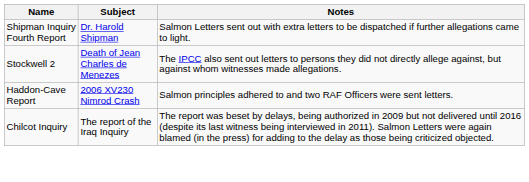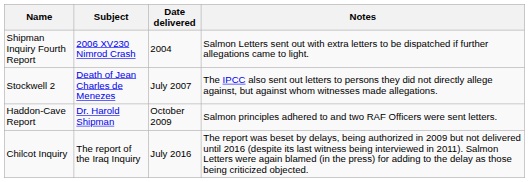+ column: (175, 17)
(102, 32) Dr. Harold Shipman -> (106, 48) 2006 XV230 Nimrod Crash
(110, 95) 2006 XV230 Nimrod Crash -> (98, 117) Dr. Harold Shipman
